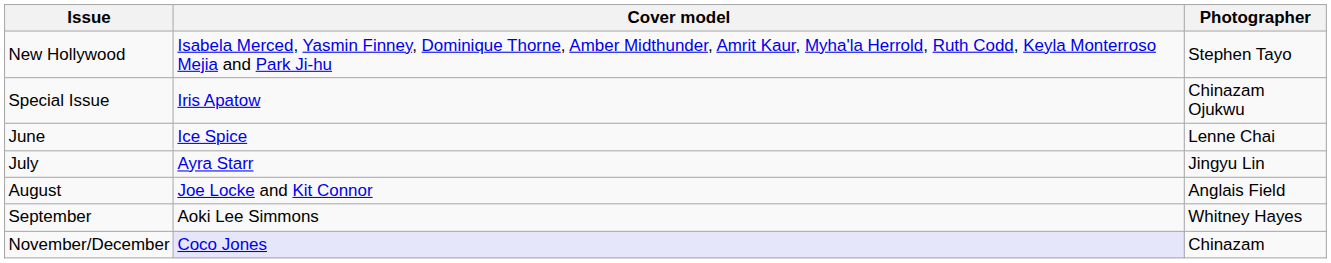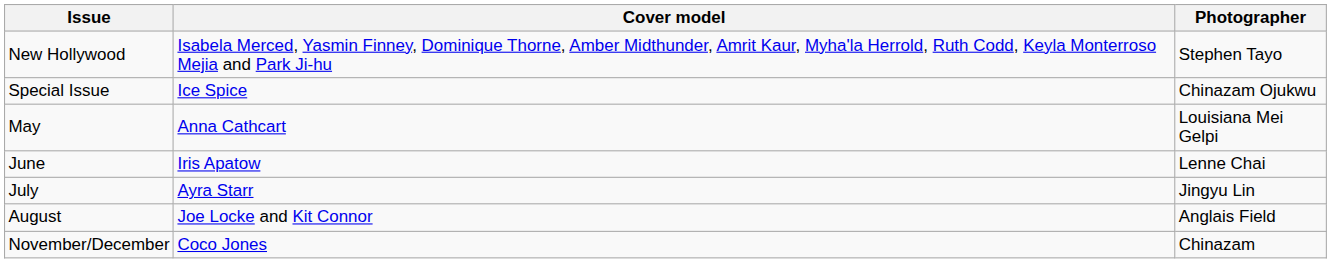(219, 100) Iris Apatow -> (212, 90) Ice Spice
+ row: (24, 127)
(212, 136) Ice Spice -> (219, 163) Iris Apatow
- row: (50, 217)
(222, 244) lavender background -> (222, 244) no background
